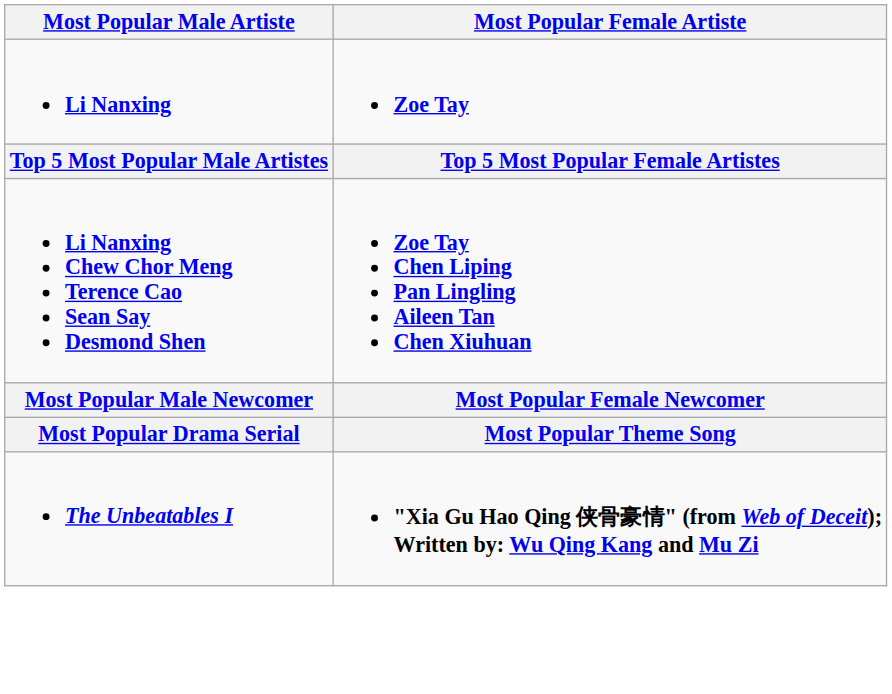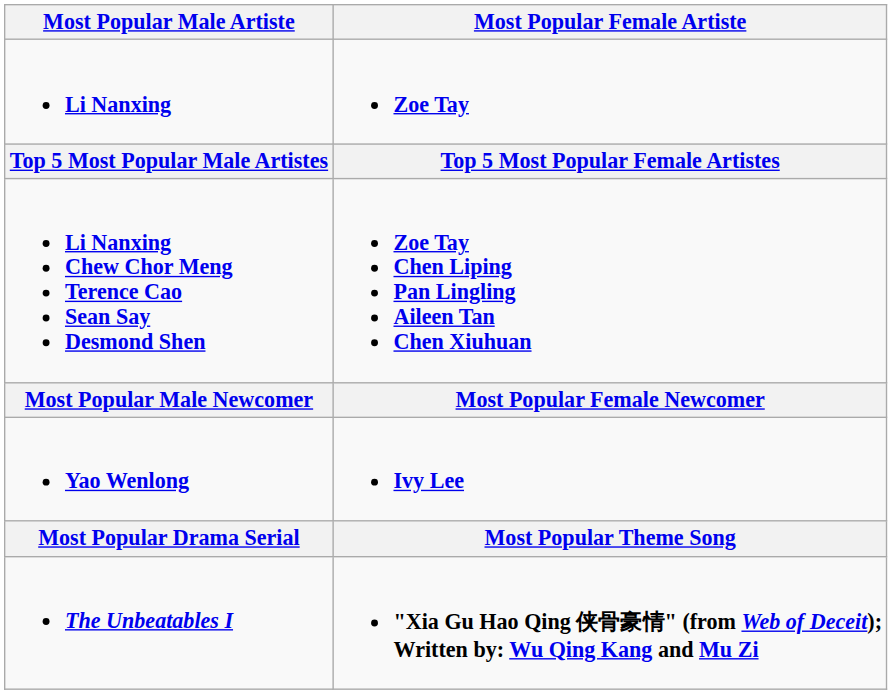+ row: (169, 482)
